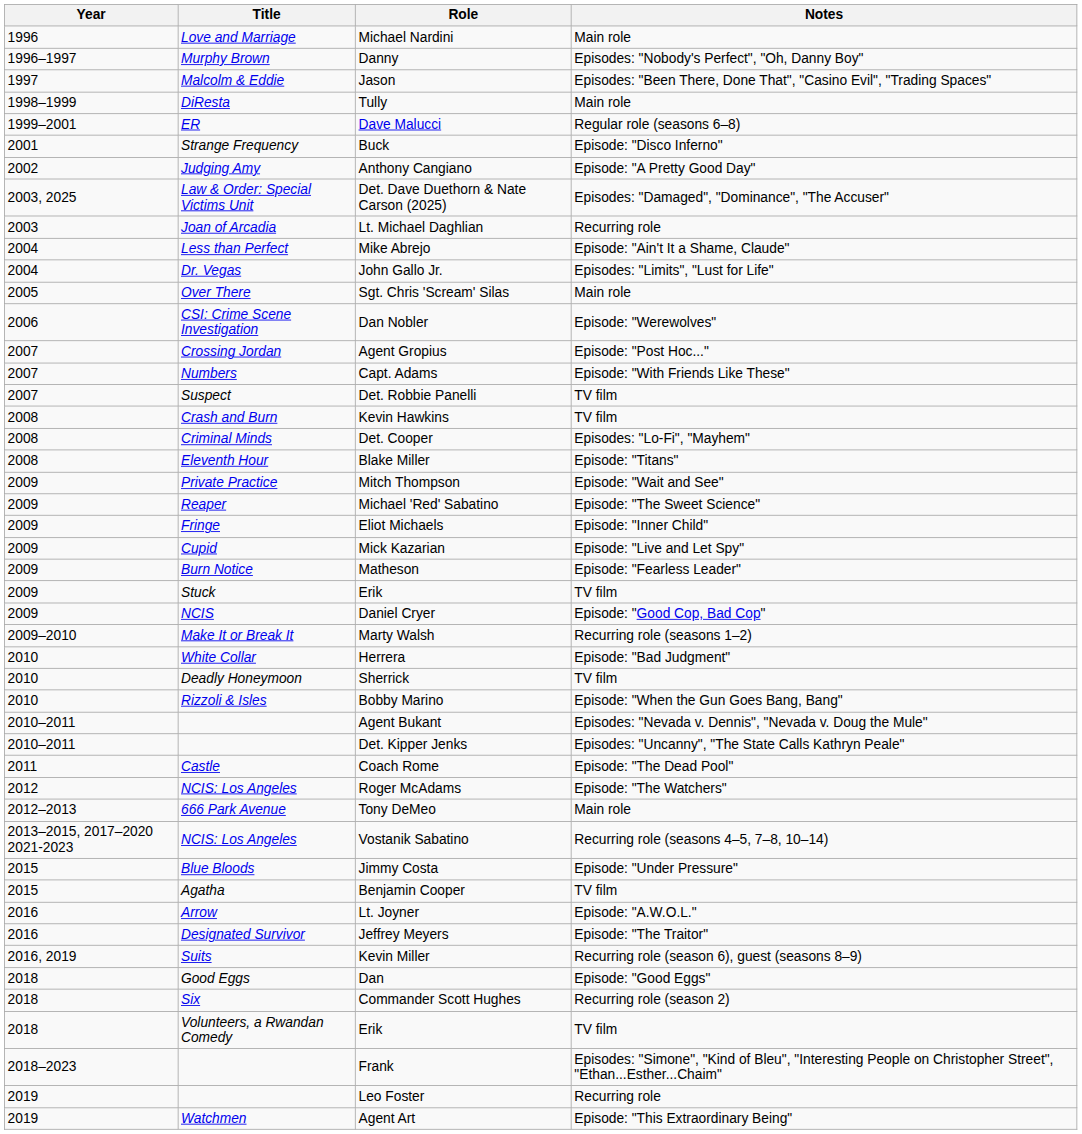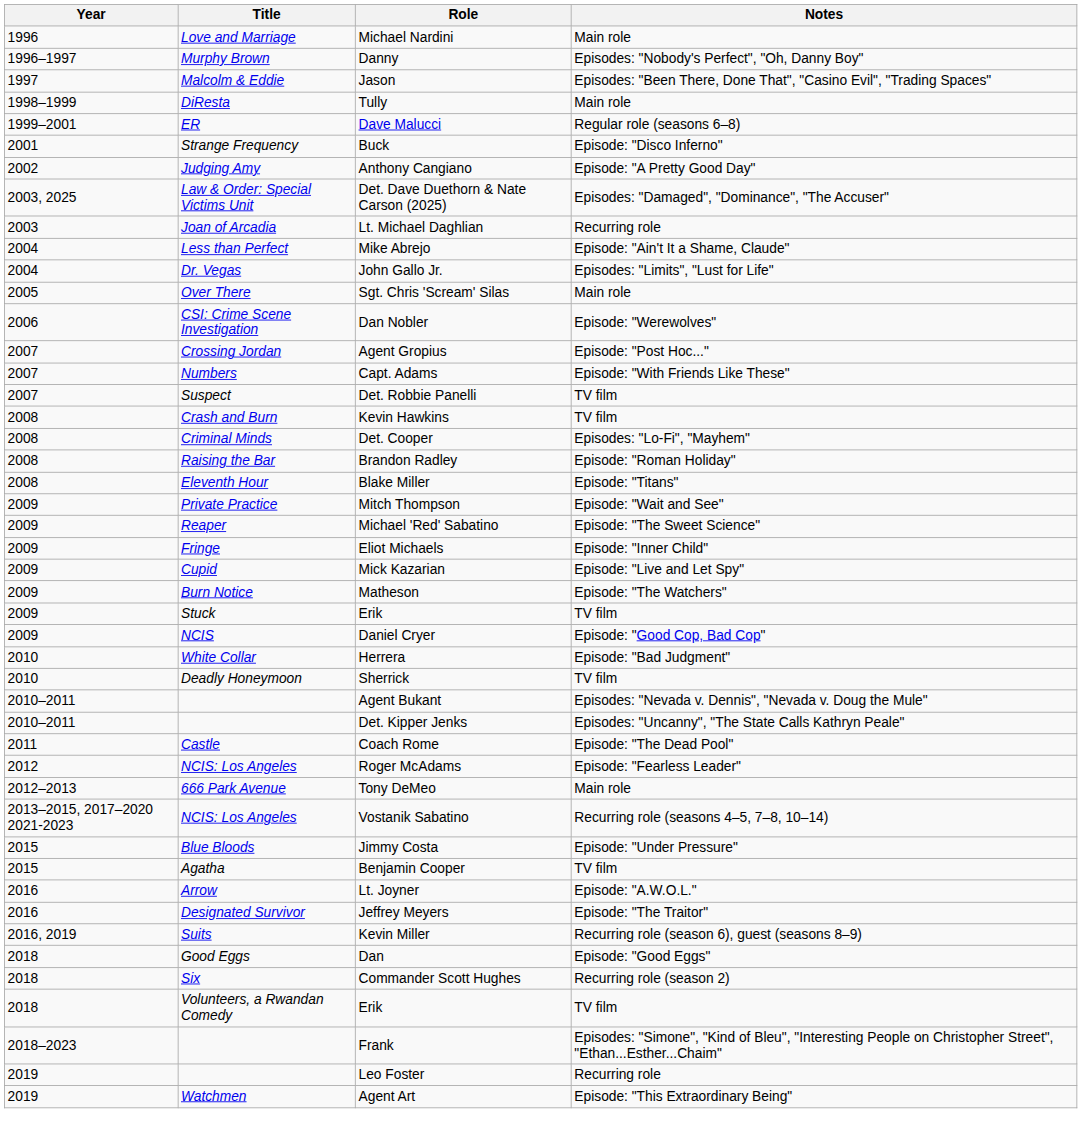+ row: (228, 460)
(658, 570) Episode: "Fearless Leader" -> (651, 591) Episode: "The Watchers"
- row: (237, 635)
- row: (224, 701)
(651, 788) Episode: "The Watchers" -> (658, 766) Episode: "Fearless Leader"
